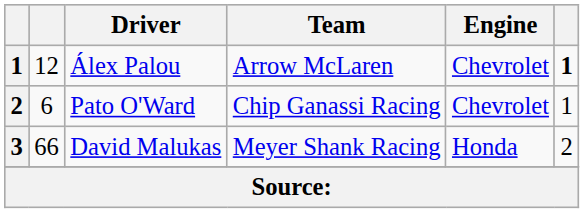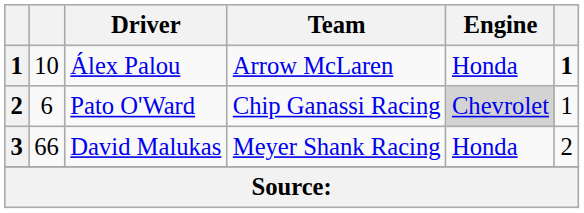(47, 65) 12 -> (47, 65) 10
(500, 65) Chevrolet -> (485, 65) Honda
(500, 106) no background -> (500, 106) lightgrey background
